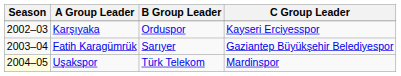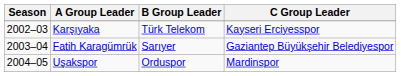(164, 29) Orduspor -> (173, 29) Türk Telekom
(27, 63) lightyellow background -> (27, 63) no background
(173, 63) Türk Telekom -> (164, 63) Orduspor
